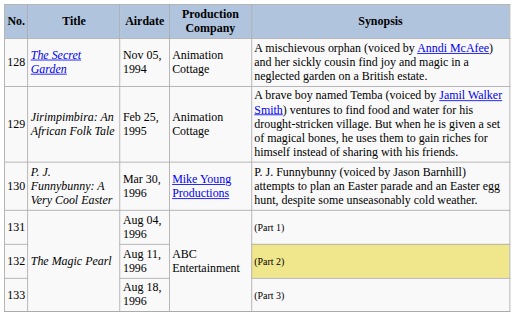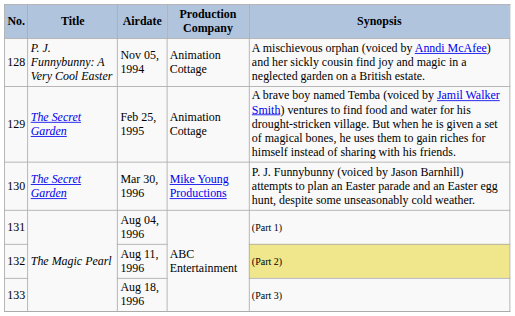(56, 62) The Secret Garden -> (72, 62) P. J. Funnybunny: A Very Cool Easter
(73, 124) Jirimpimbira: An African Folk Tale -> (56, 124) The Secret Garden
(72, 186) P. J. Funnybunny: A Very Cool Easter -> (56, 186) The Secret Garden
